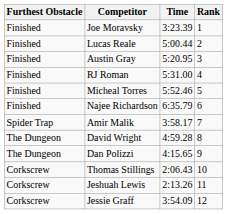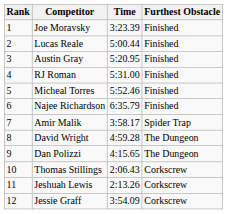columns swapped: (208, 12) <-> (44, 12)
